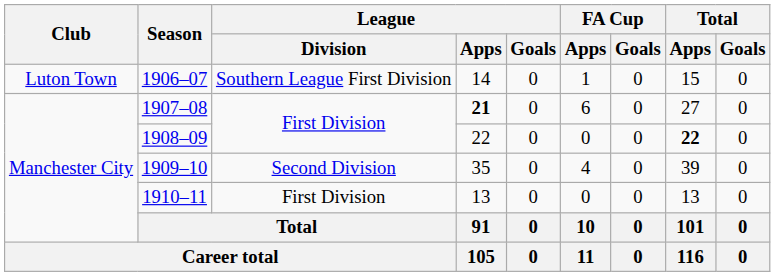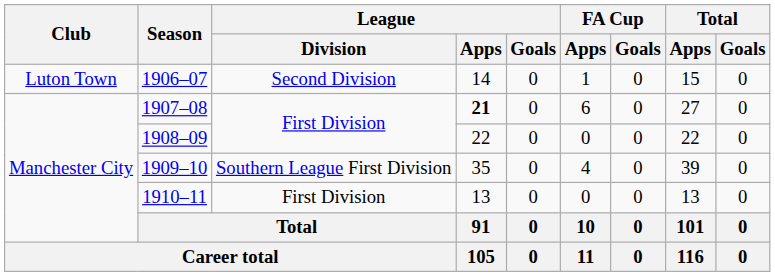(334, 78) Southern League First Division -> (334, 78) Second Division
(690, 138) bold -> (690, 138) normal
(334, 167) Second Division -> (334, 167) Southern League First Division
